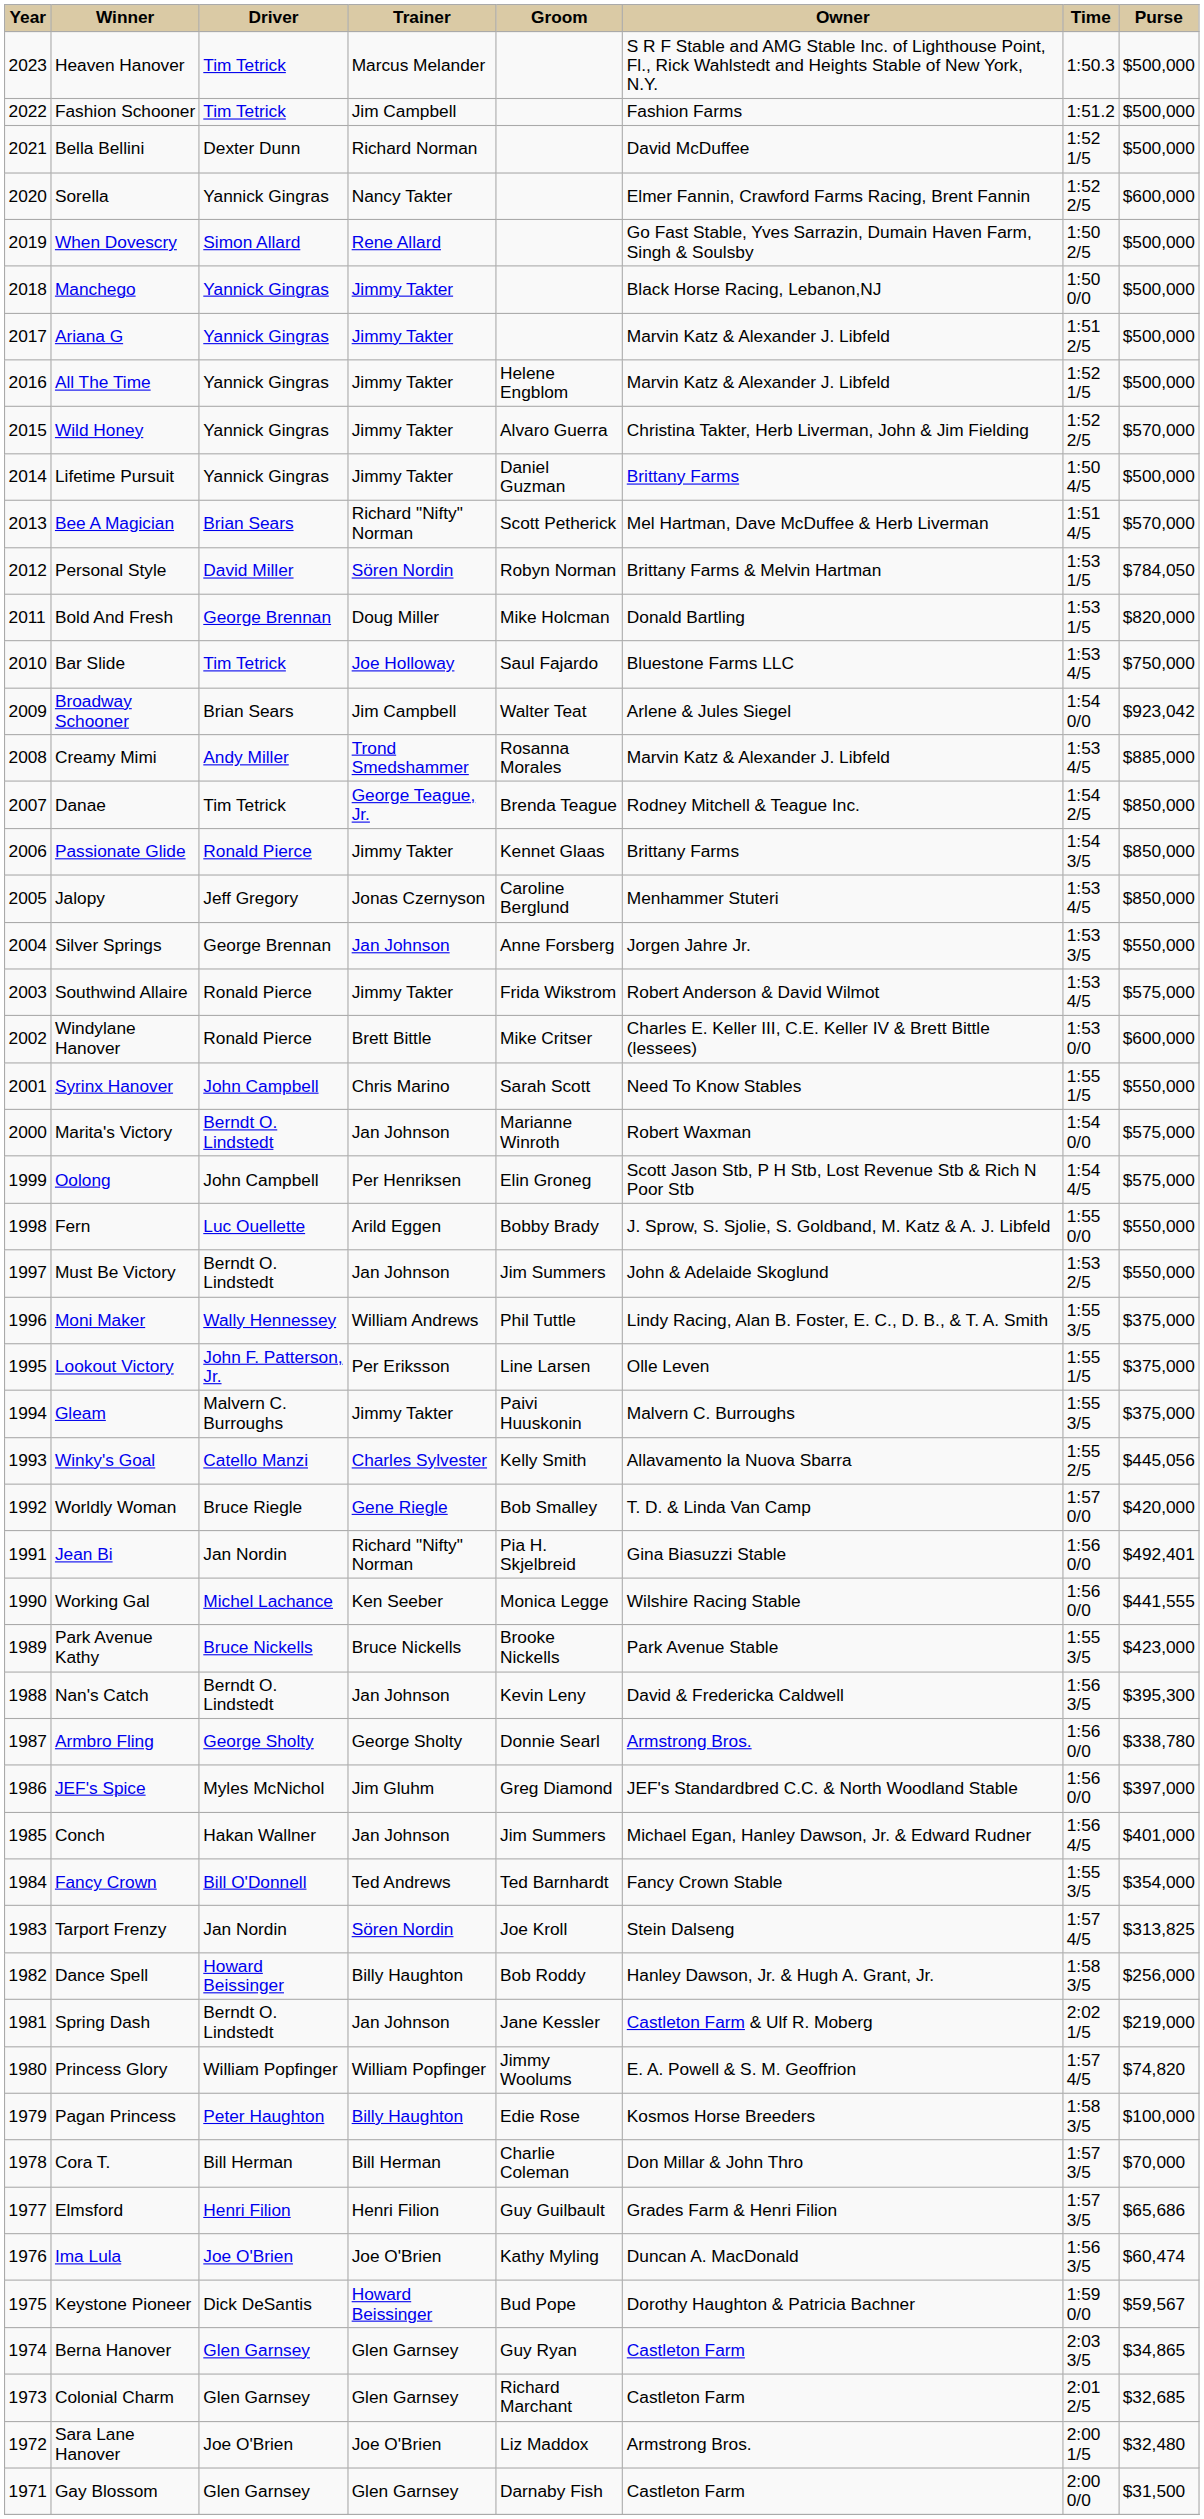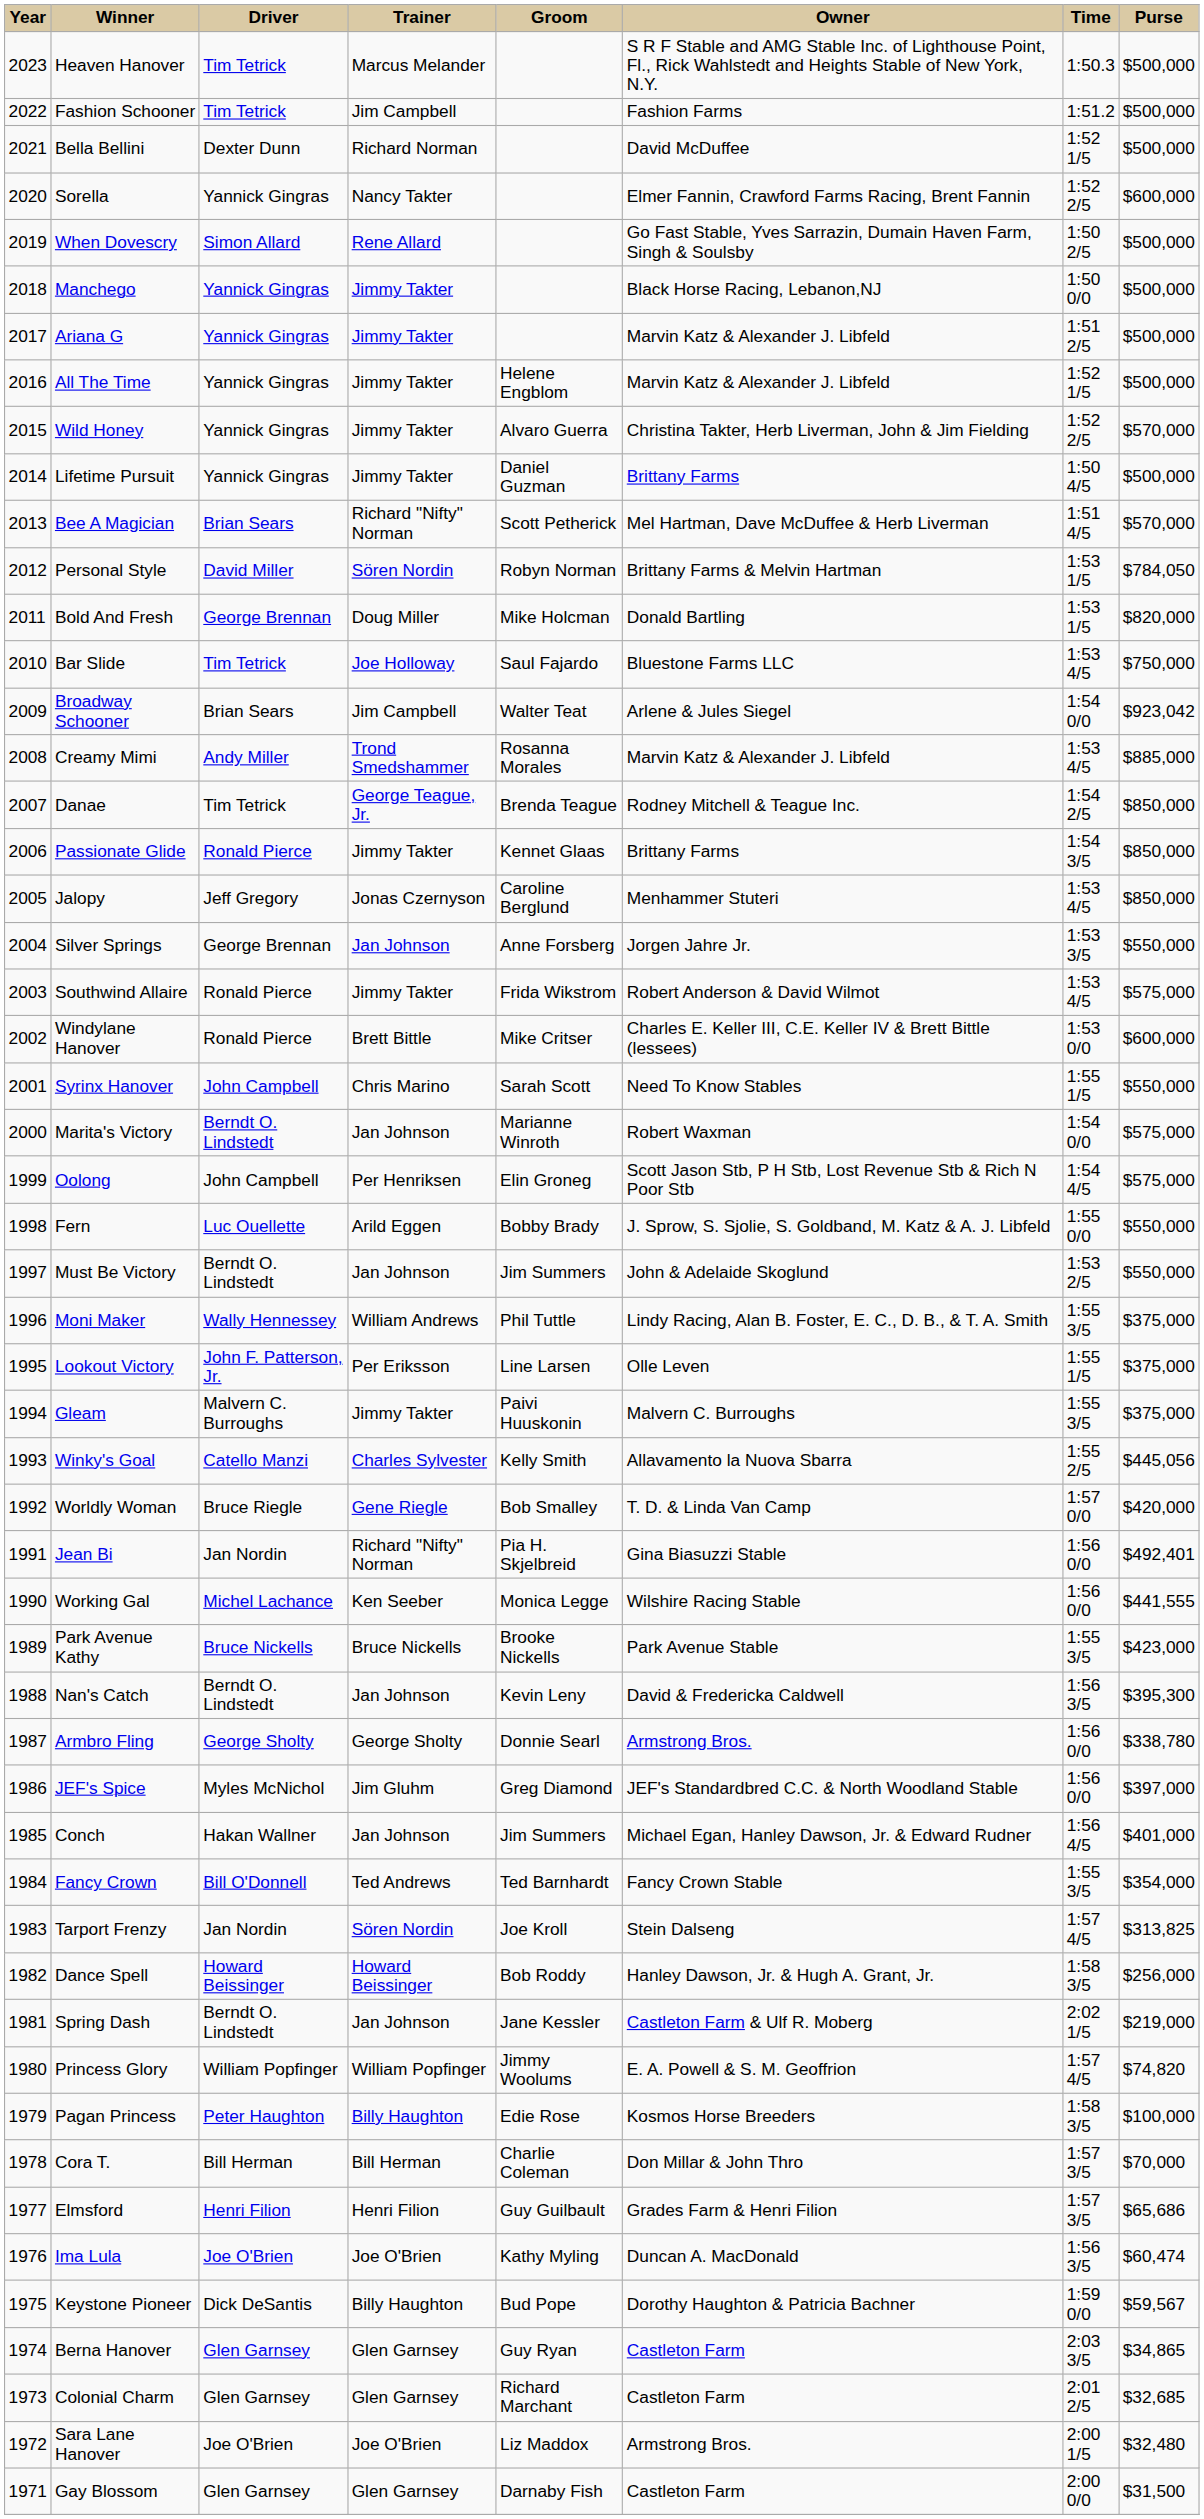(407, 1975) Billy Haughton -> (392, 1975) Howard Beissinger
(392, 2303) Howard Beissinger -> (407, 2303) Billy Haughton
